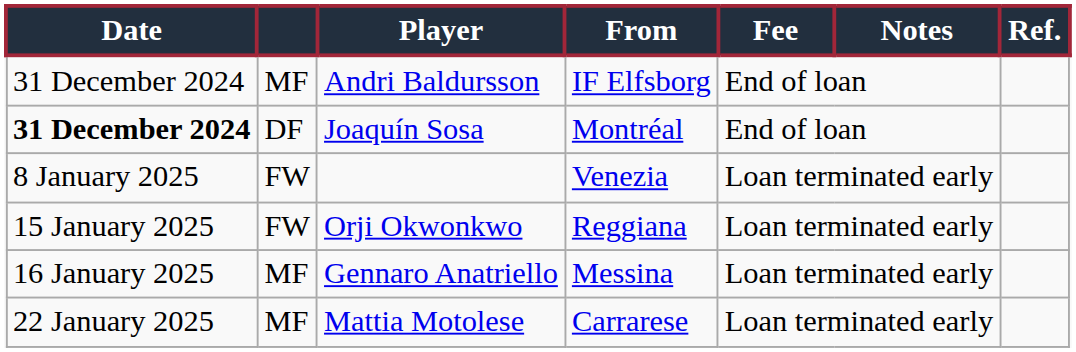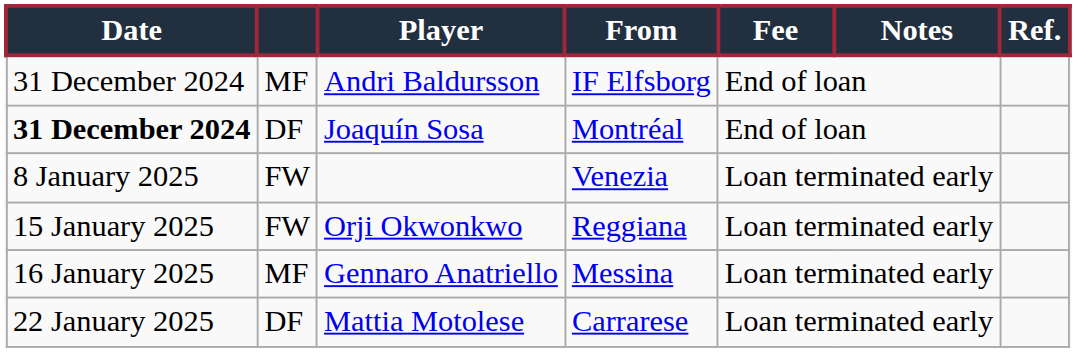(286, 321) MF -> (284, 321) DF
